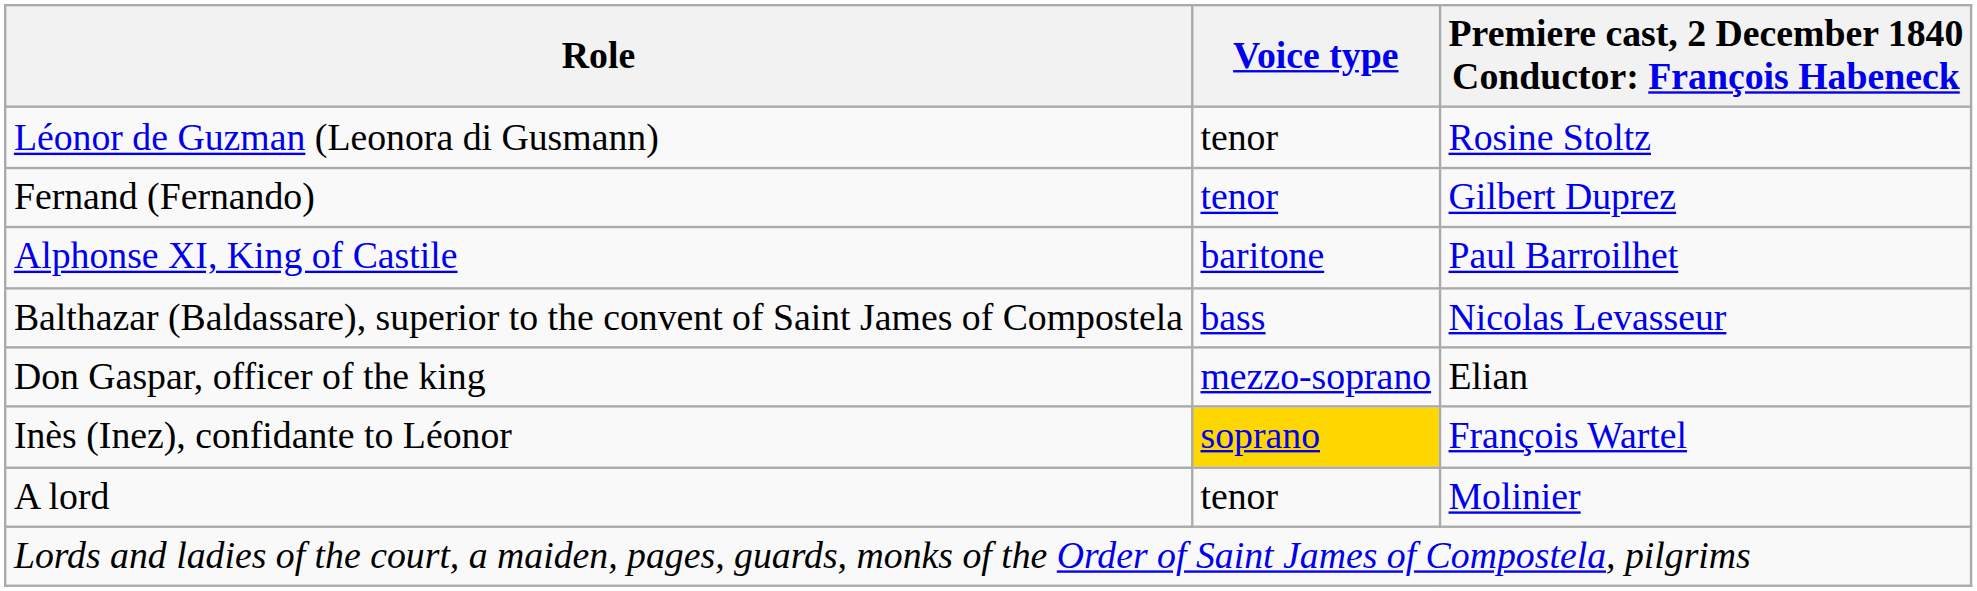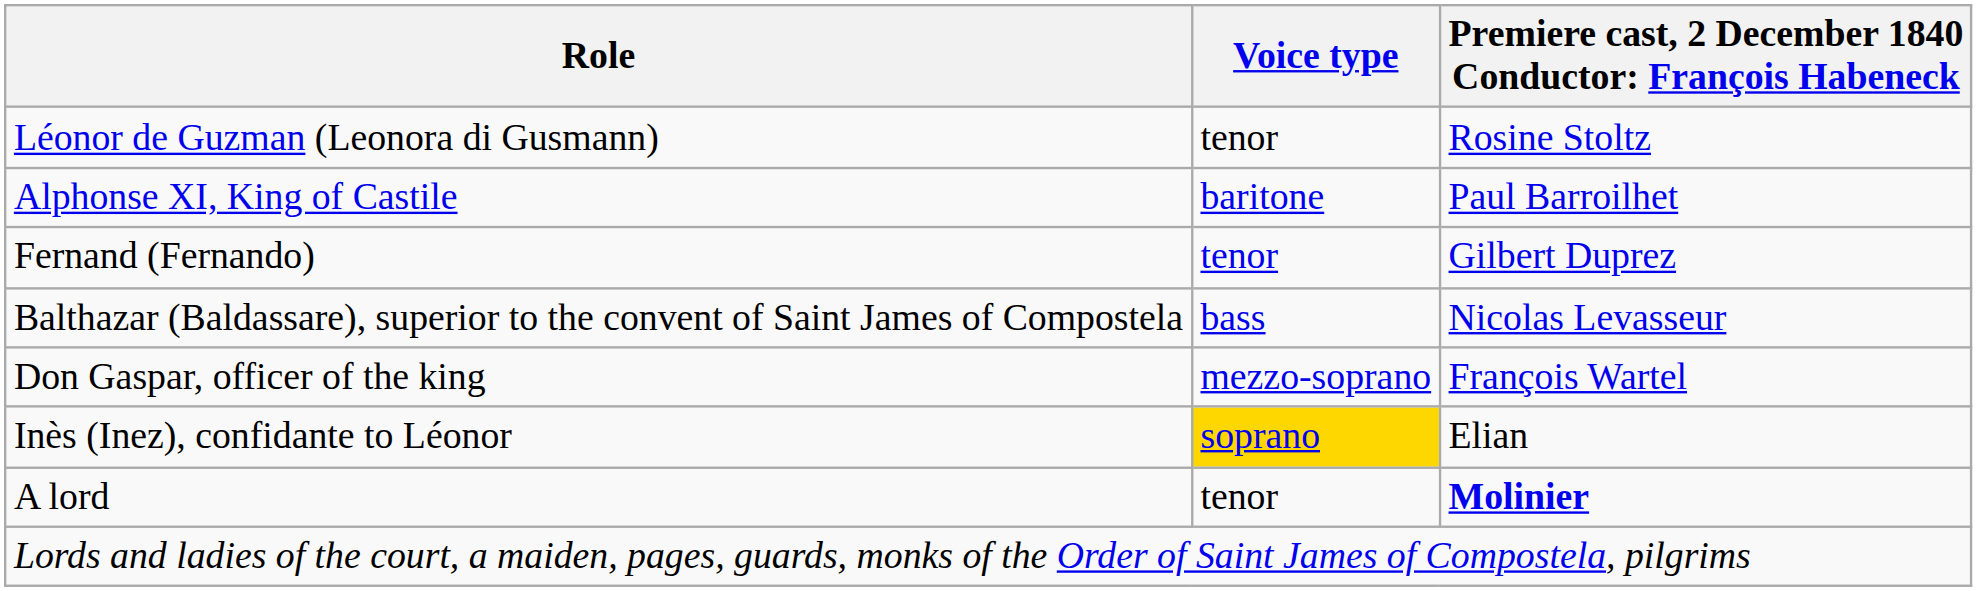rows swapped: (164, 196) <-> (236, 256)
(1488, 376) Elian -> (1568, 376) François Wartel
(1568, 436) François Wartel -> (1488, 436) Elian
(1515, 496) normal -> (1519, 496) bold
